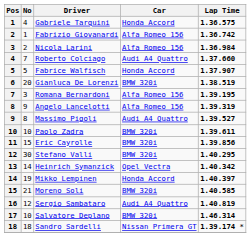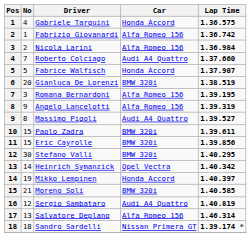(27, 131) 10 -> (27, 131) 15
(27, 215) 10 -> (27, 215) 13
(140, 215) BMW 320i -> (153, 215) Alfa Romeo 156
